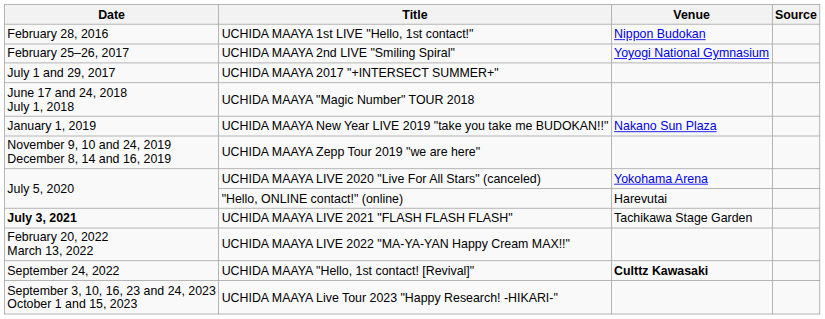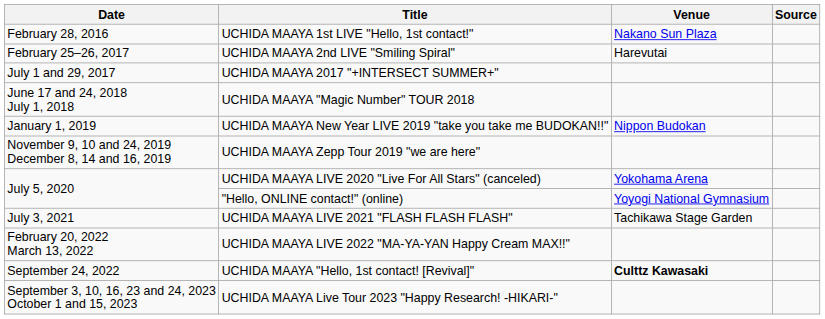(660, 34) Nippon Budokan -> (665, 34) Nakano Sun Plaza
(692, 54) Yoyogi National Gymnasium -> (641, 54) Harevutai
(665, 126) Nakano Sun Plaza -> (660, 126) Nippon Budokan
(641, 199) Harevutai -> (692, 199) Yoyogi National Gymnasium
(42, 218) bold -> (41, 218) normal
